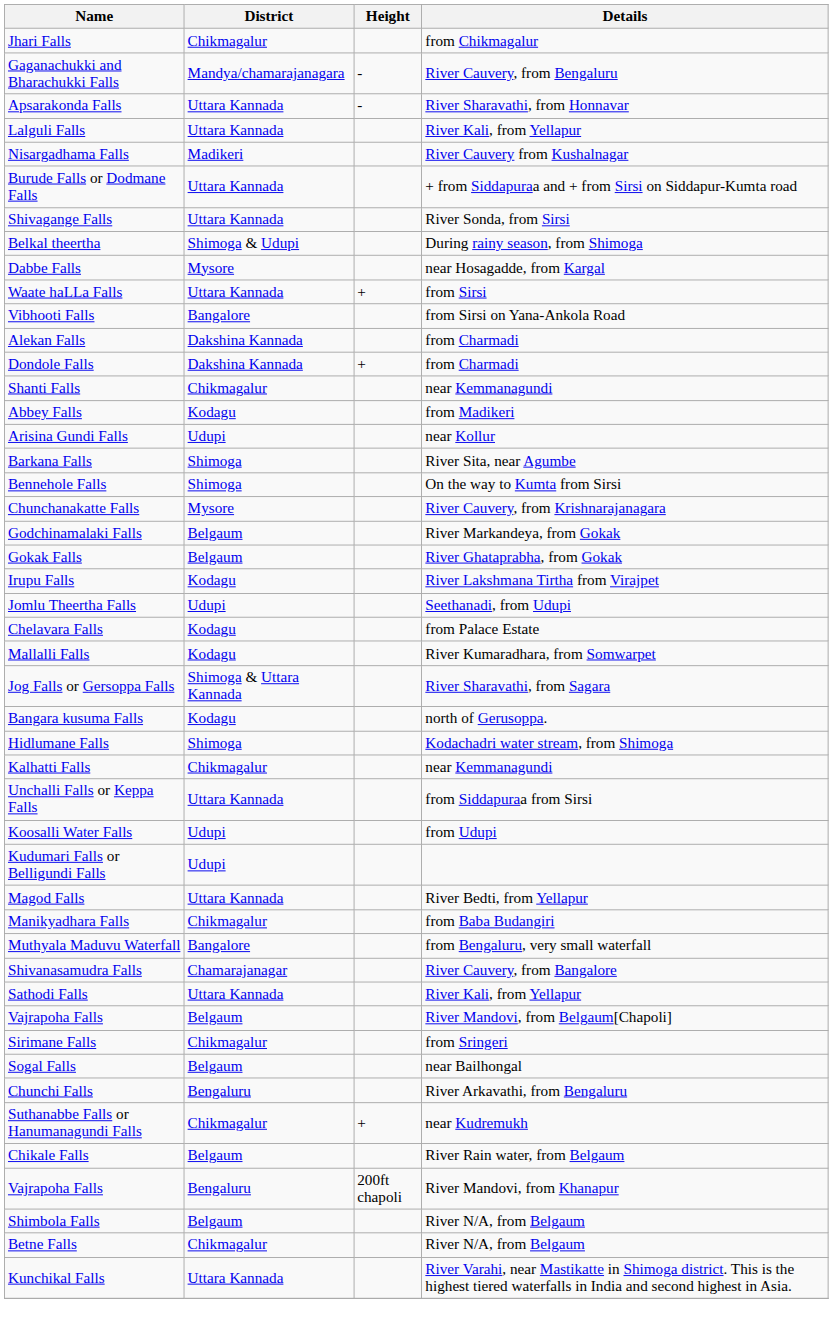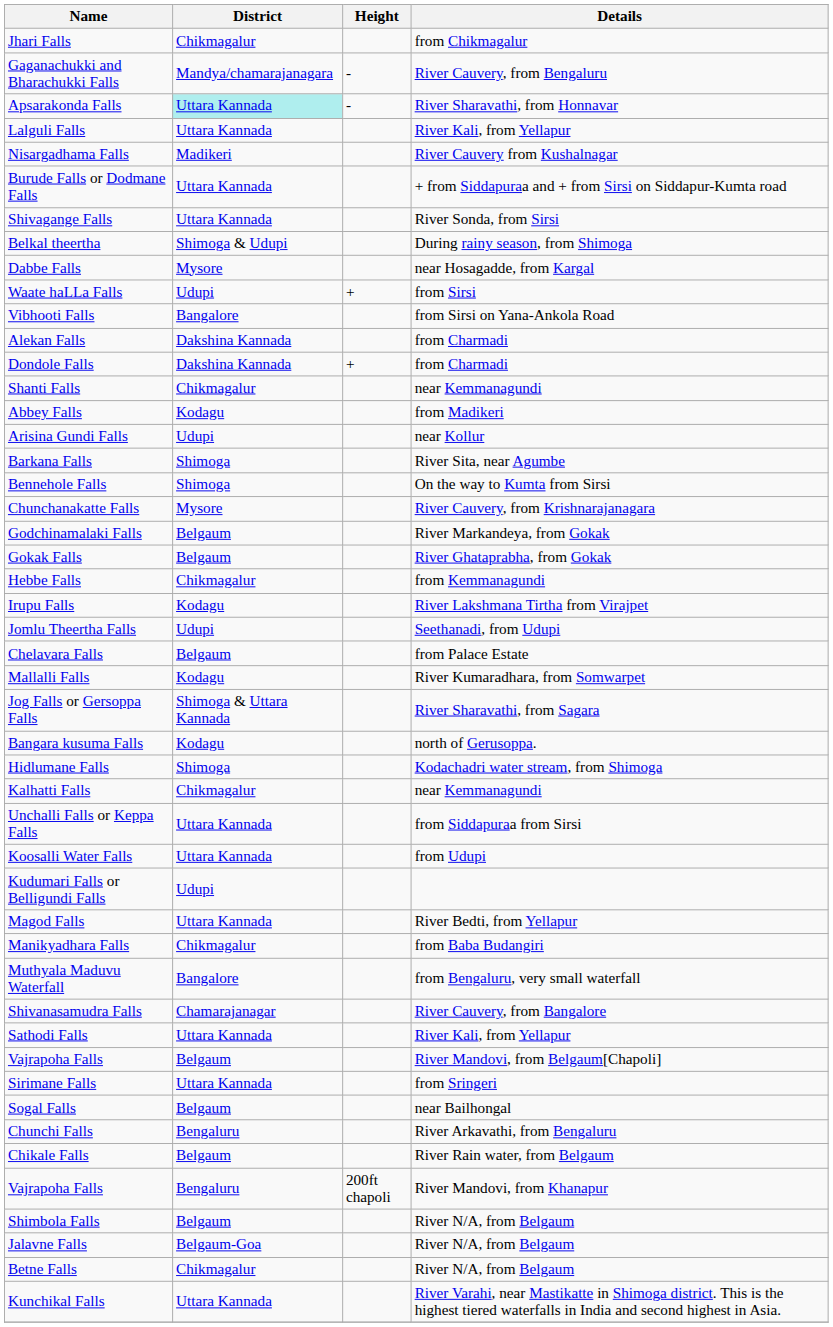(236, 105) no background -> (224, 105) paleturquoise background
(236, 291) Uttara Kannada -> (195, 291) Udupi
+ row: (44, 581)
(212, 629) Kodagu -> (204, 653) Belgaum
(207, 832) Udupi -> (224, 856) Uttara Kannada
(227, 1042) Chikmagalur -> (224, 1083) Uttara Kannada
- row: (75, 1123)
+ row: (47, 1245)
